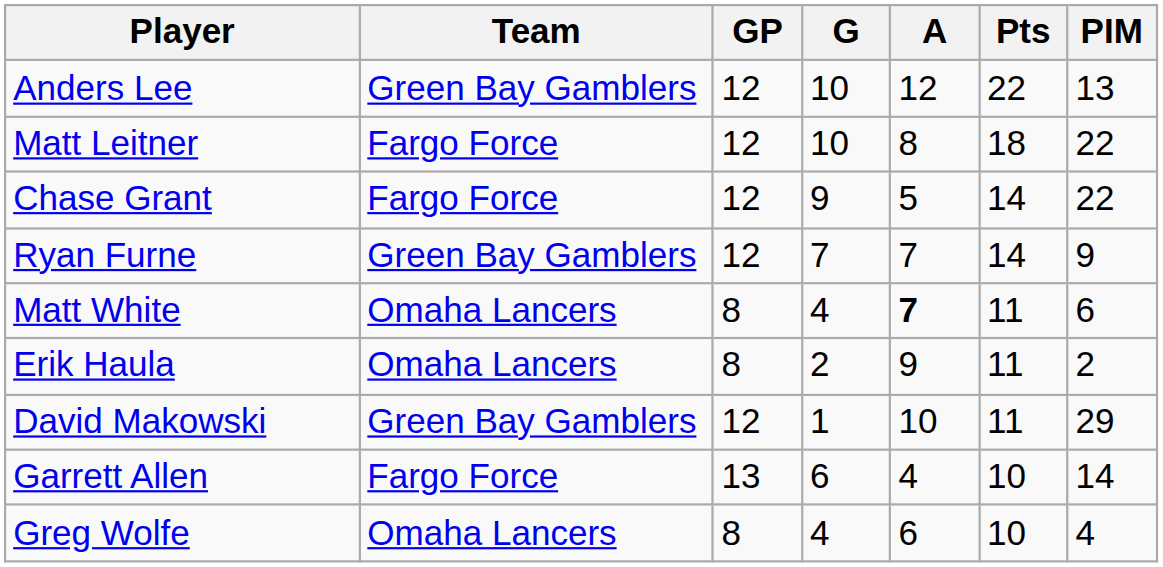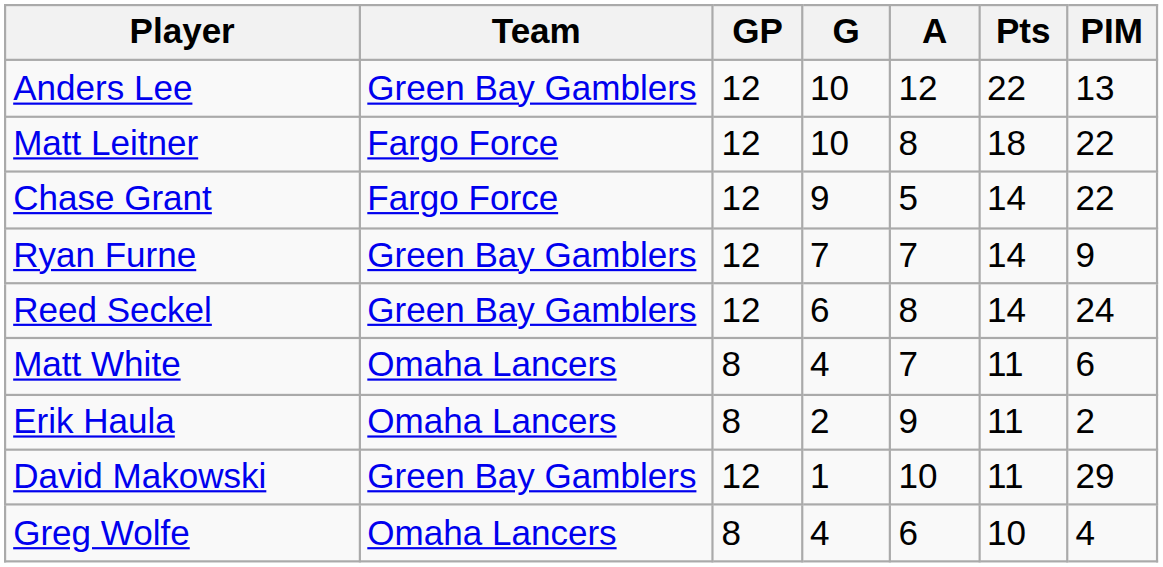+ row: (113, 310)
(908, 310) bold -> (908, 365) normal
- row: (111, 476)
